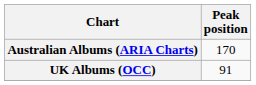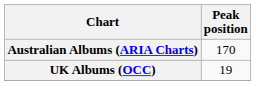(226, 70) 91 -> (226, 70) 19
